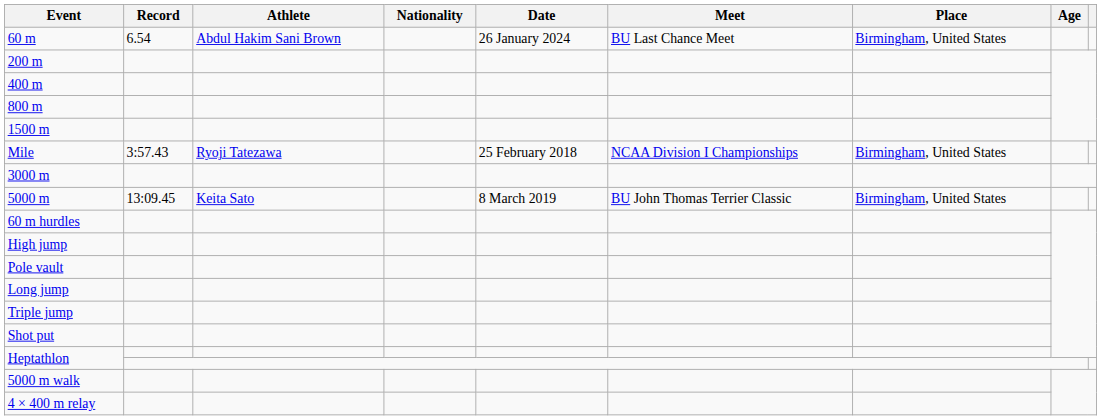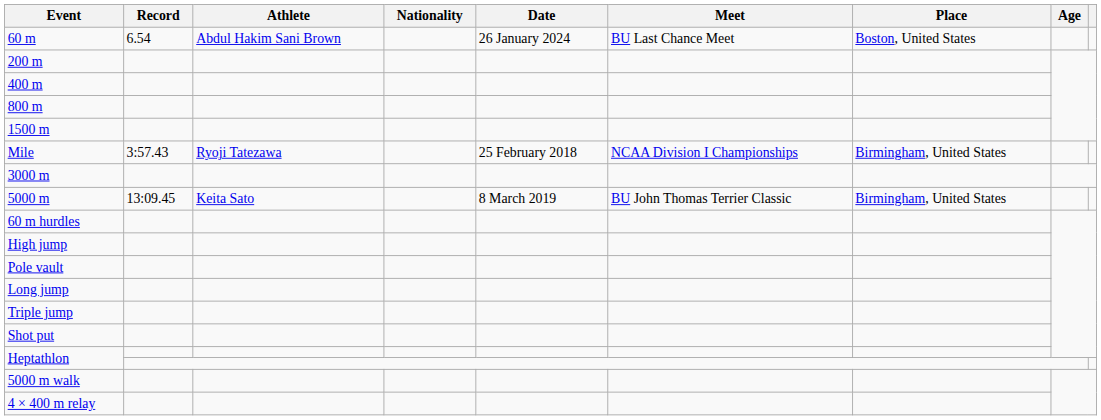(931, 38) Birmingham, United States -> (915, 38) Boston, United States
